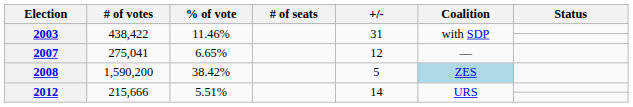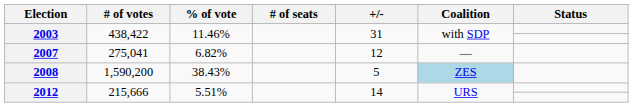(211, 53) 6.65% -> (211, 53) 6.82%
(211, 72) 38.42% -> (211, 72) 38.43%
